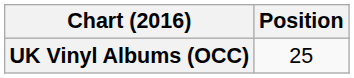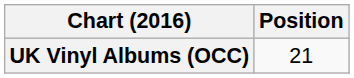(301, 55) 25 -> (301, 55) 21
